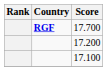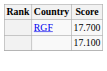(44, 27) bold -> (43, 27) normal
- row: (87, 43)
